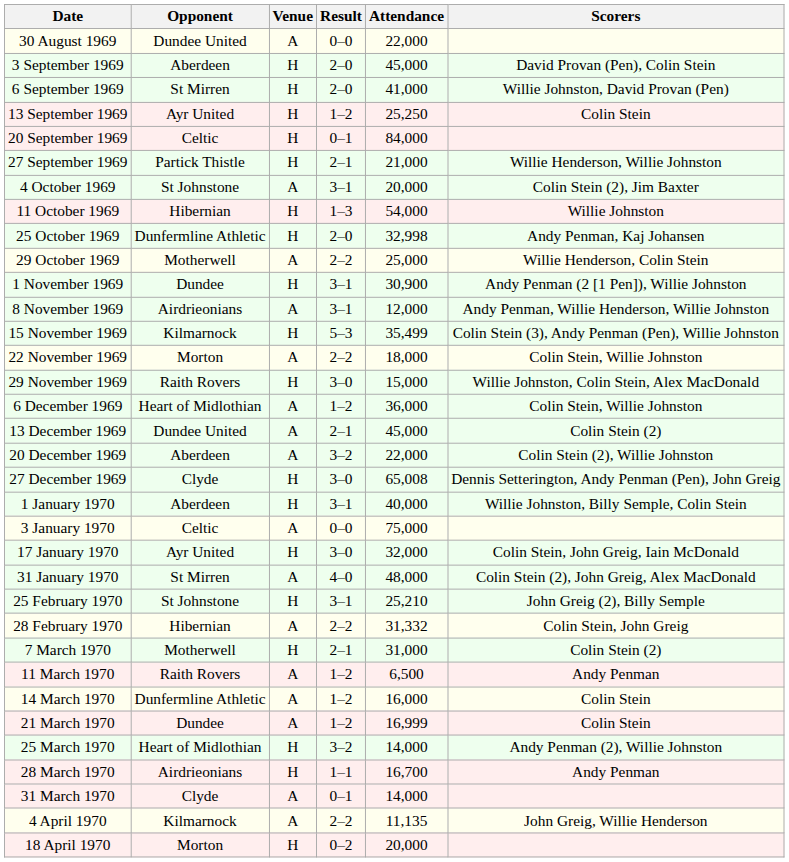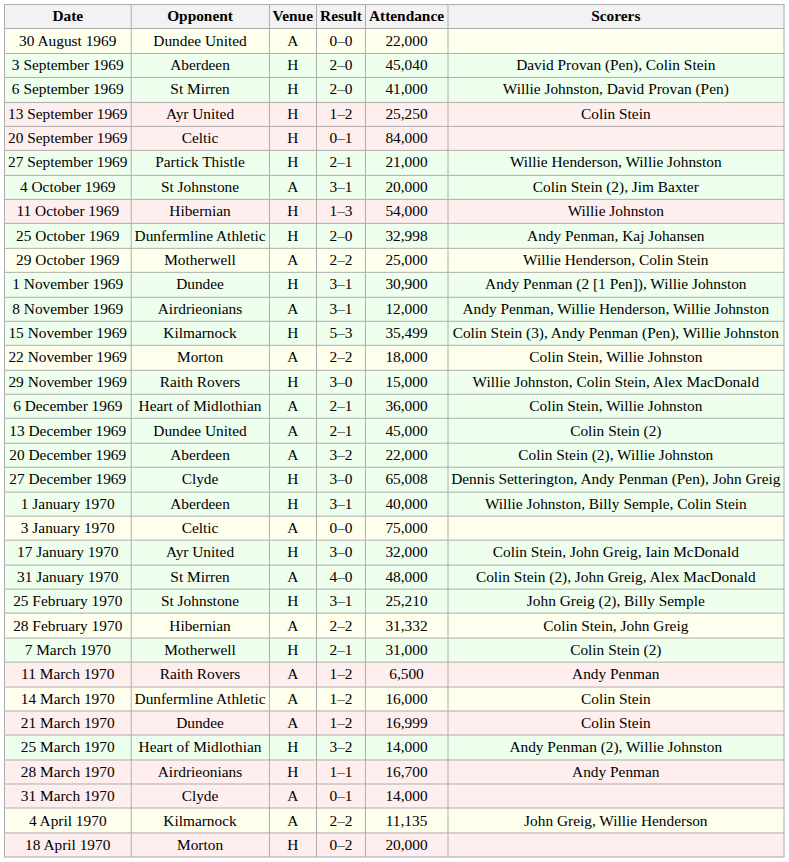(407, 65) 45,000 -> (407, 65) 45,040
(341, 406) 1–2 -> (341, 406) 2–1
